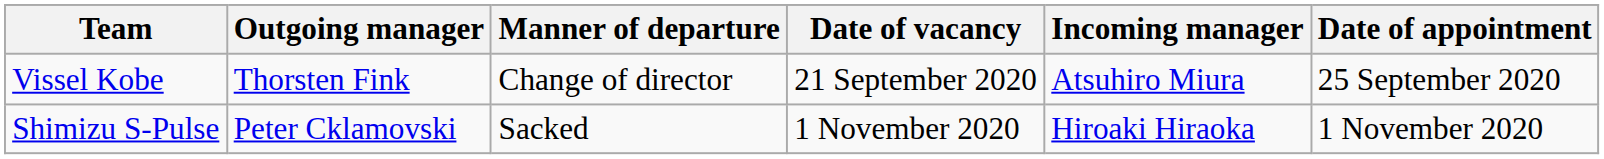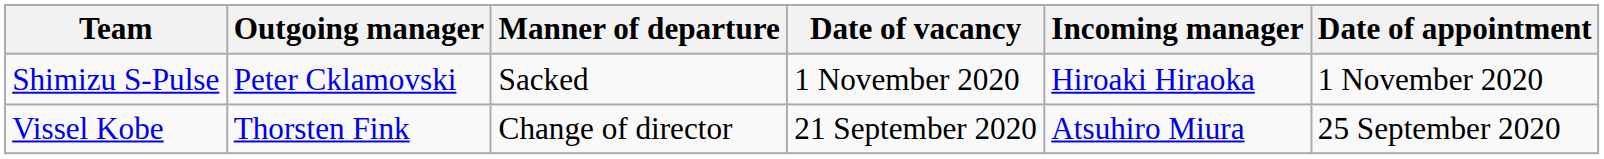rows swapped: (88, 78) <-> (116, 128)
